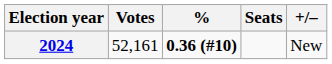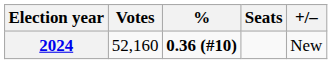(135, 44) 52,161 -> (135, 44) 52,160
